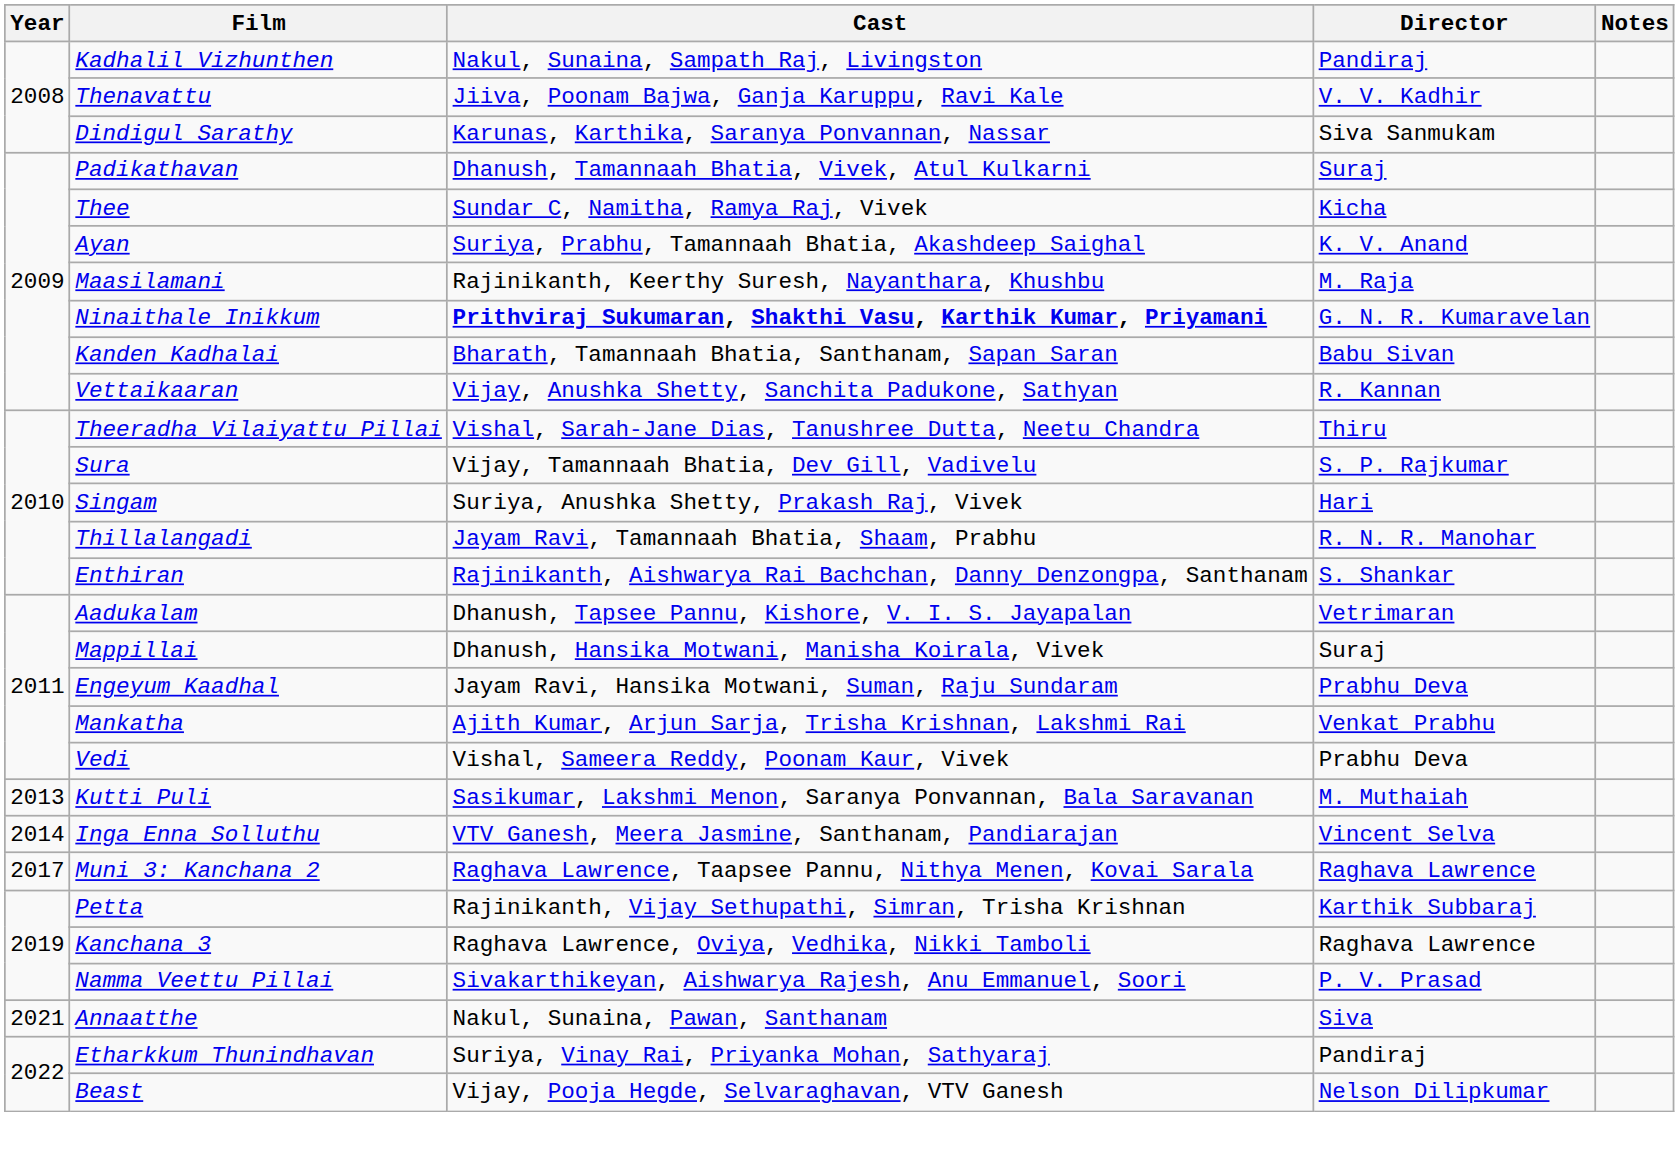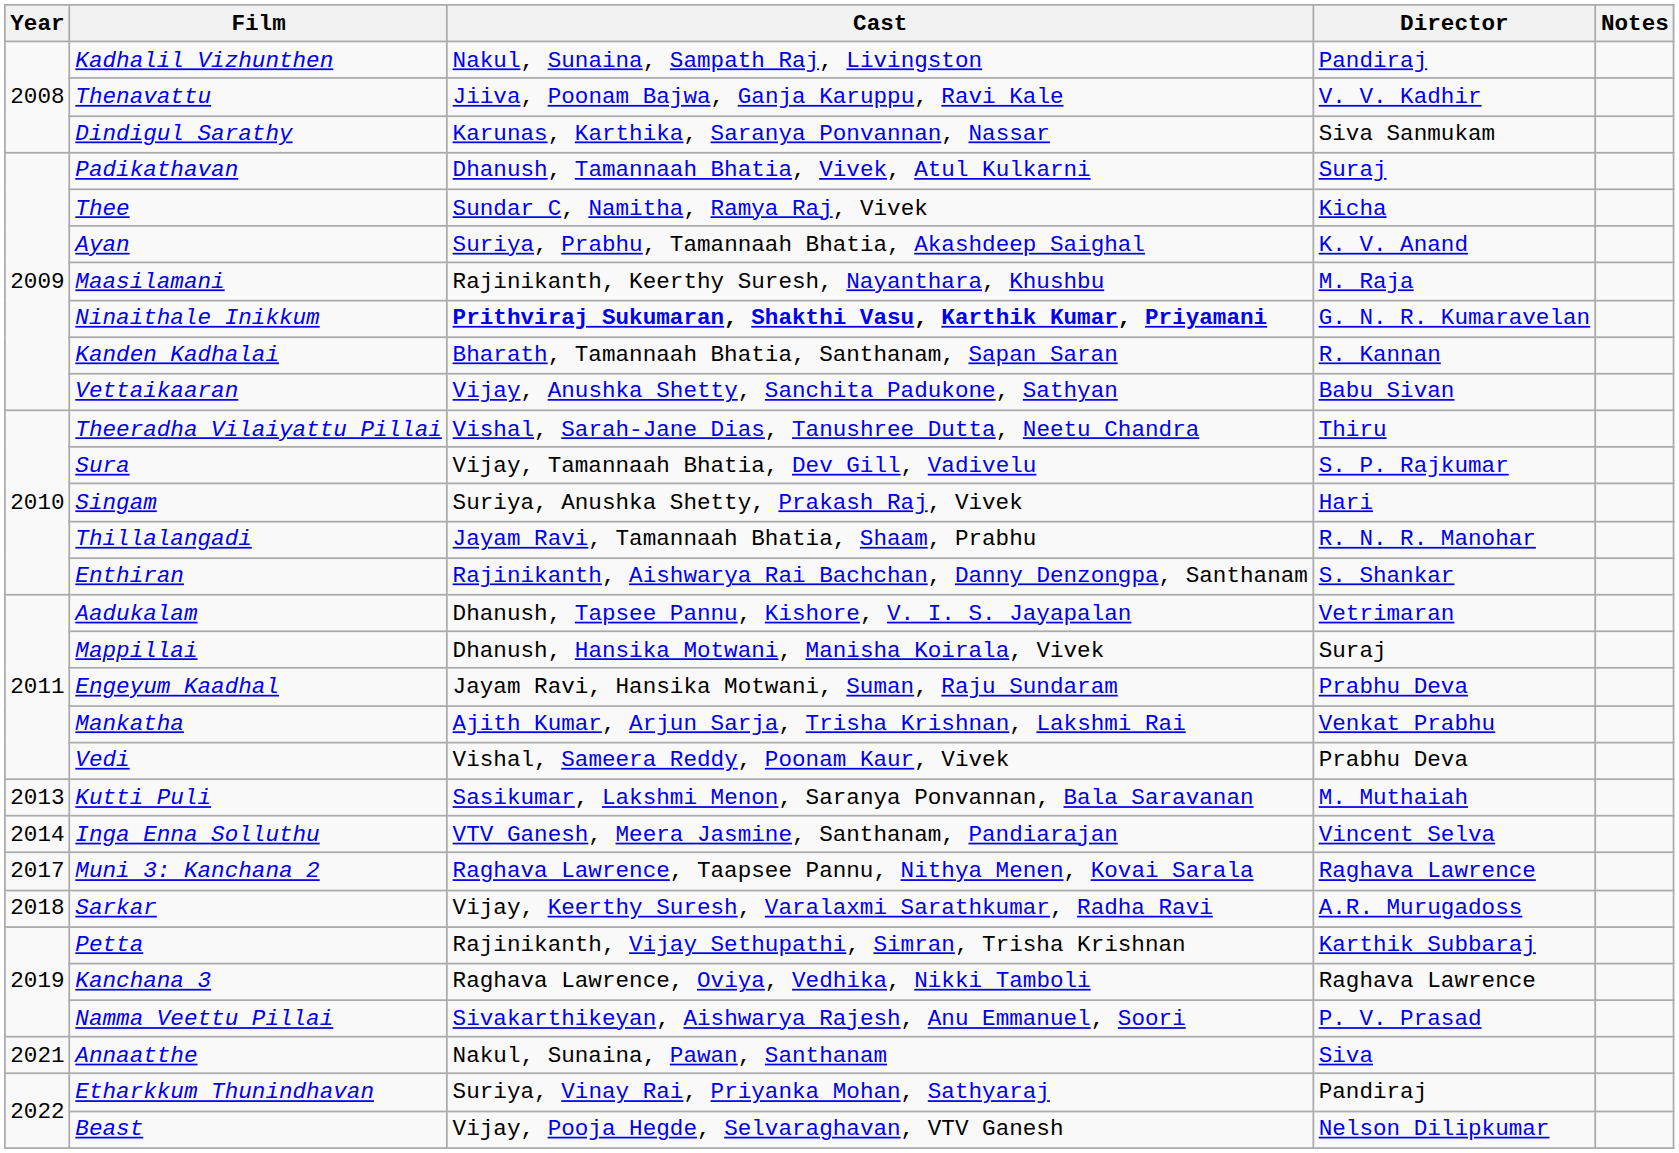(1387, 355) Babu Sivan -> (1380, 355) R. Kannan
(1380, 392) R. Kannan -> (1387, 392) Babu Sivan
+ row: (116, 908)
